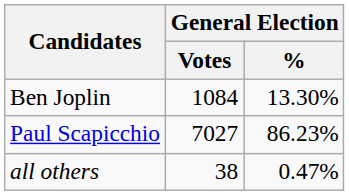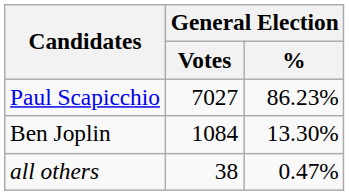rows swapped: (85, 134) <-> (60, 97)
